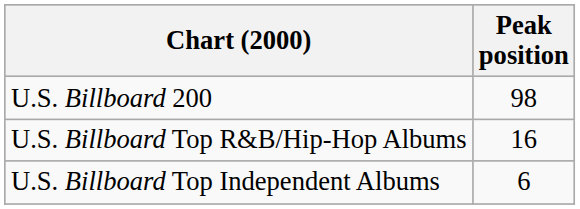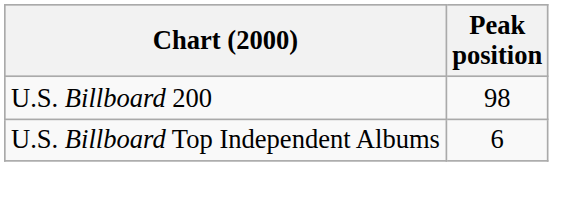- row: (239, 139)
